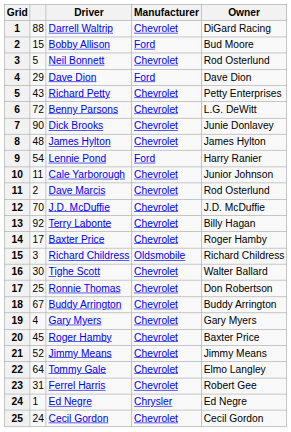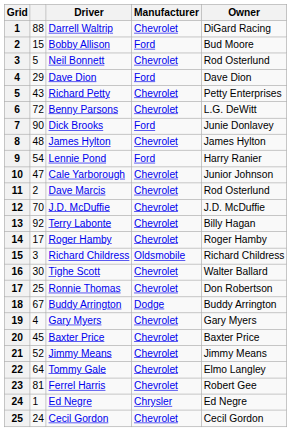(156, 126) Chevrolet -> (145, 126) Ford
(38, 175) 11 -> (38, 175) 47
(76, 239) Baxter Price -> (80, 239) Roger Hamby
(156, 304) Chevrolet -> (149, 304) Dodge
(80, 337) Roger Hamby -> (76, 337) Baxter Price
(38, 386) 31 -> (38, 386) 81
